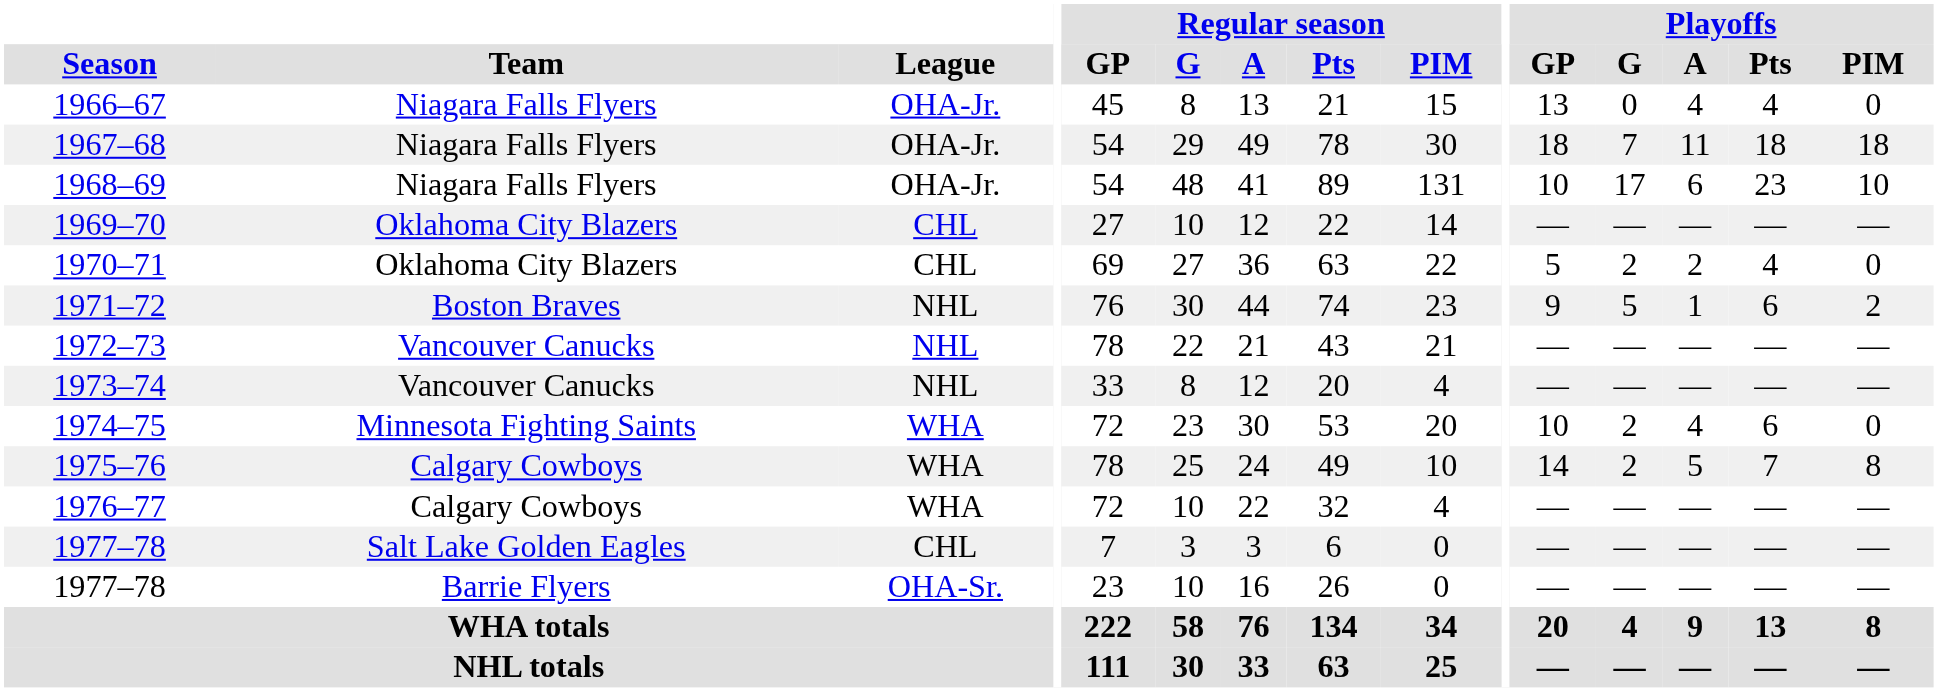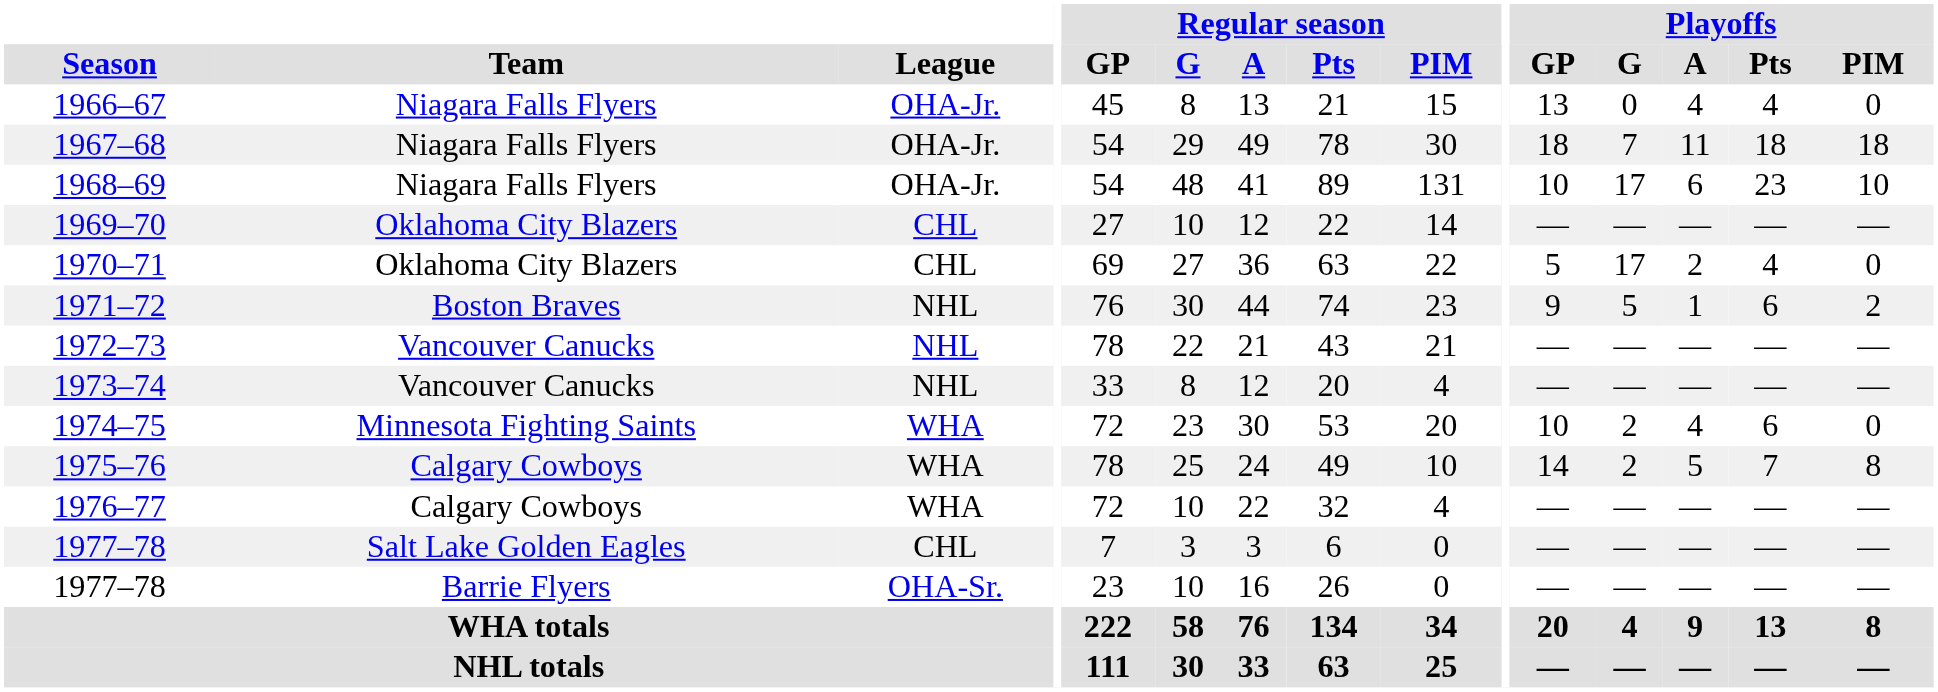(1630, 264) 2 -> (1630, 264) 17
